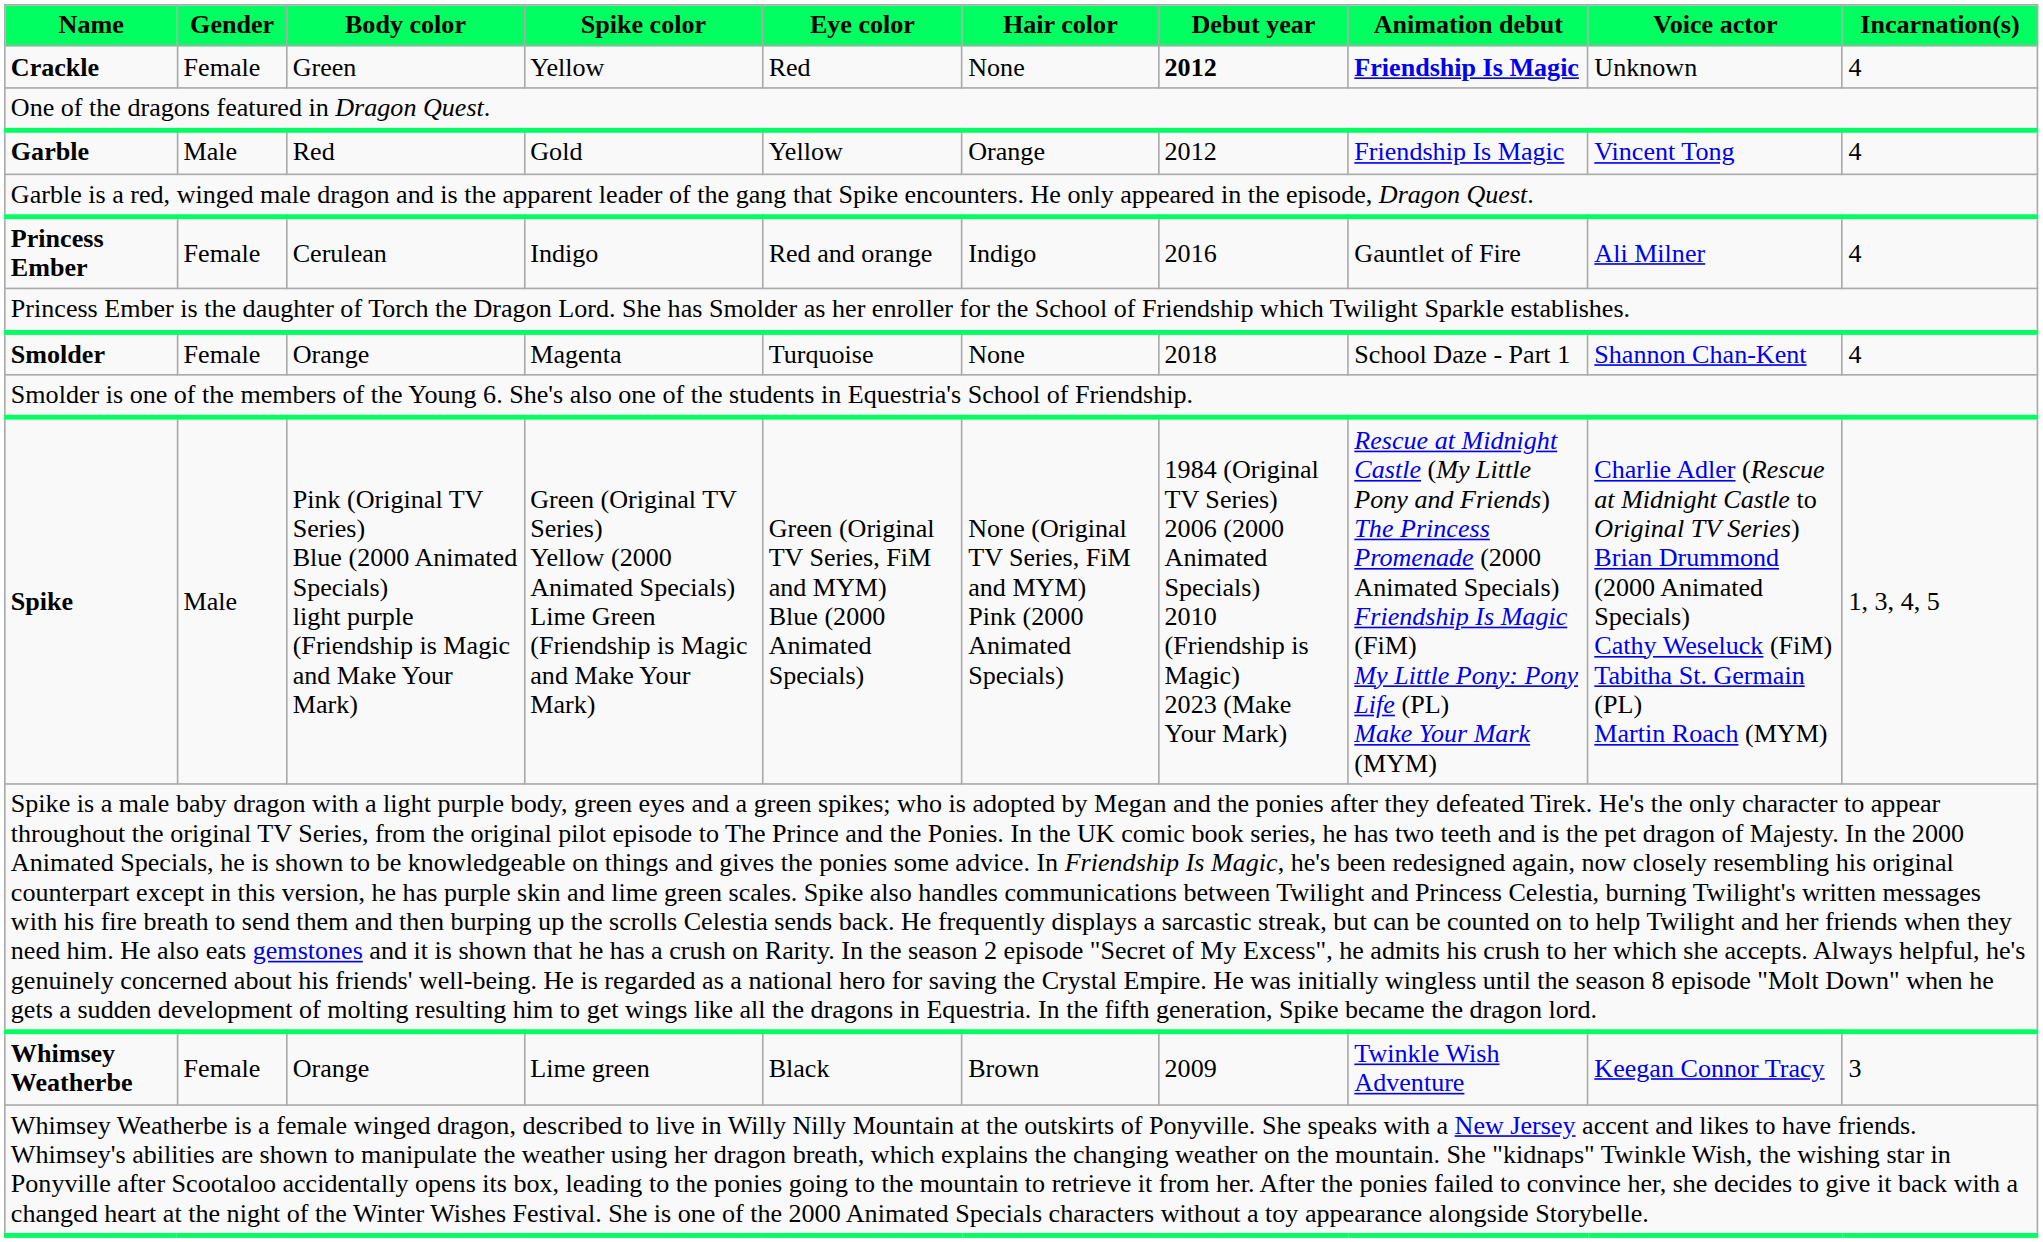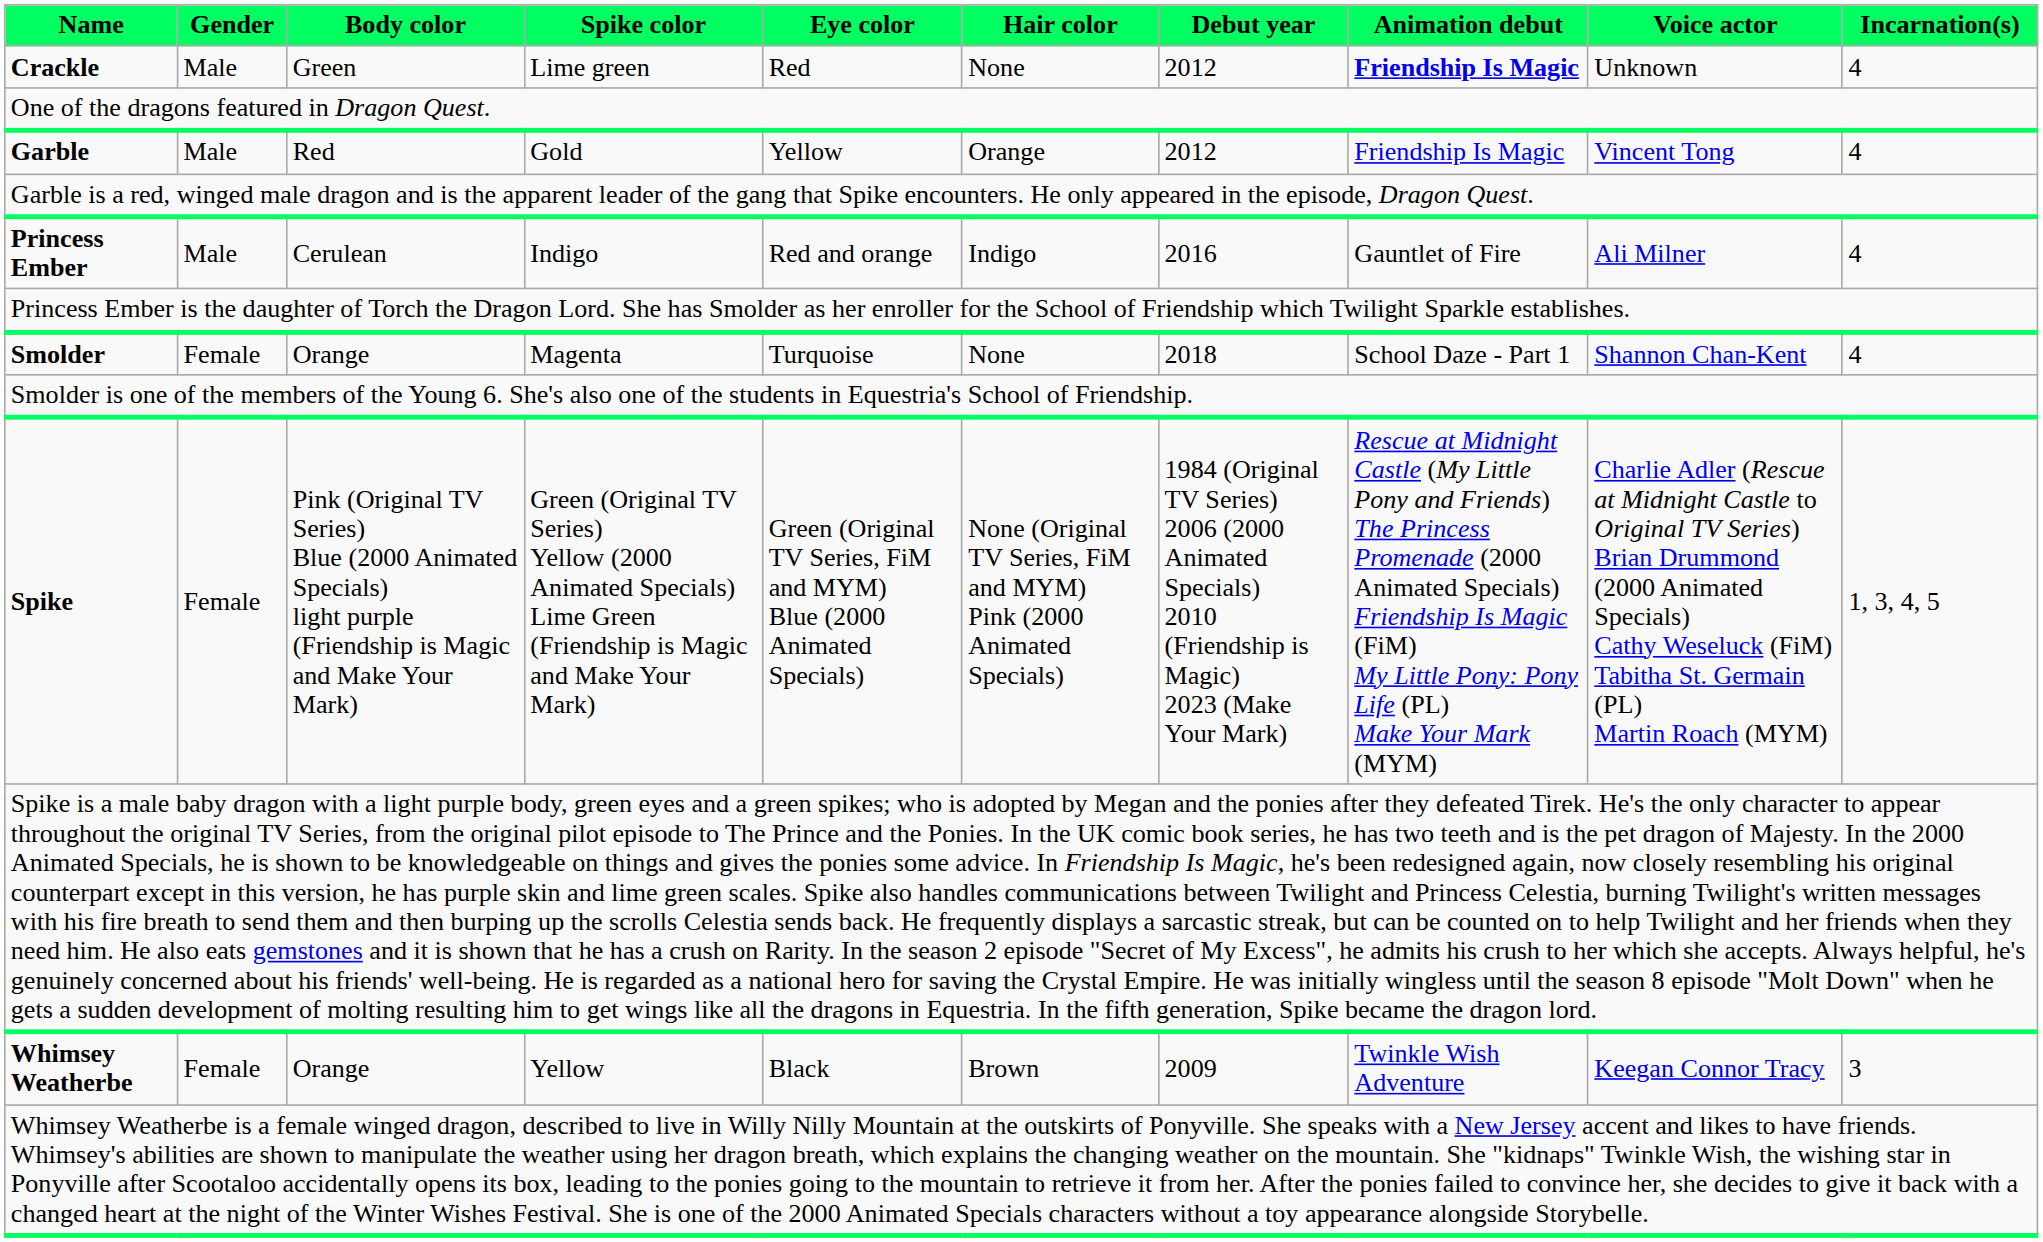(222, 66) Female -> (210, 66) Male
(567, 66) Yellow -> (590, 66) Lime green
(1191, 66) bold -> (1191, 66) normal
(222, 253) Female -> (210, 253) Male
(210, 601) Male -> (222, 601) Female
(590, 1068) Lime green -> (567, 1068) Yellow
